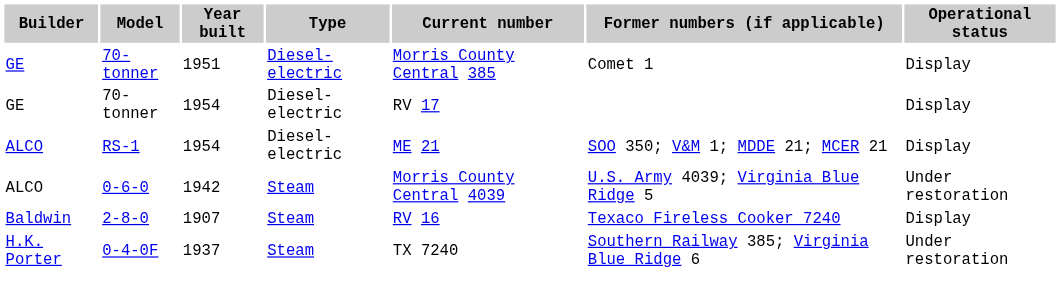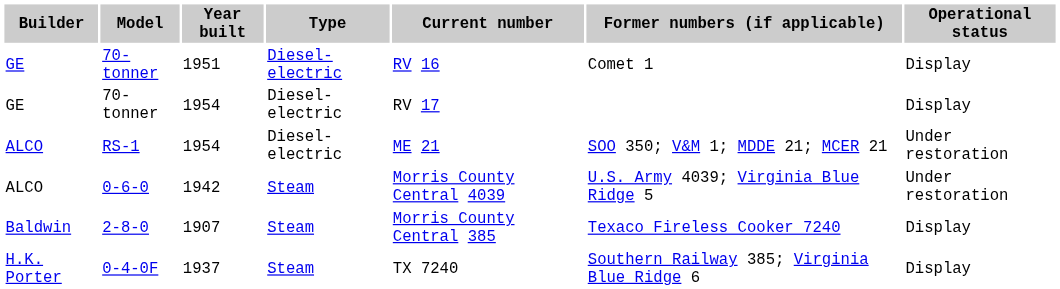(454, 64) Morris County Central 385 -> (416, 64) RV 16
(938, 146) Display -> (957, 146) Under restoration
(416, 219) RV 16 -> (454, 228) Morris County Central 385
(957, 250) Under restoration -> (938, 268) Display
